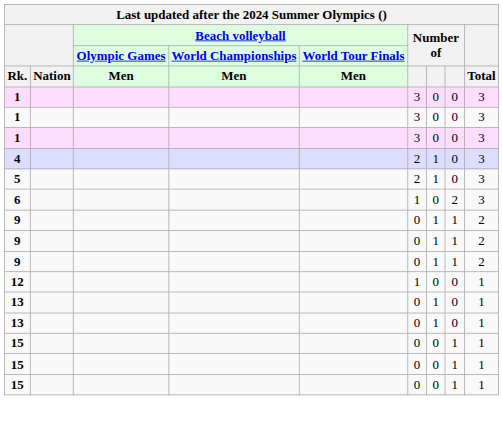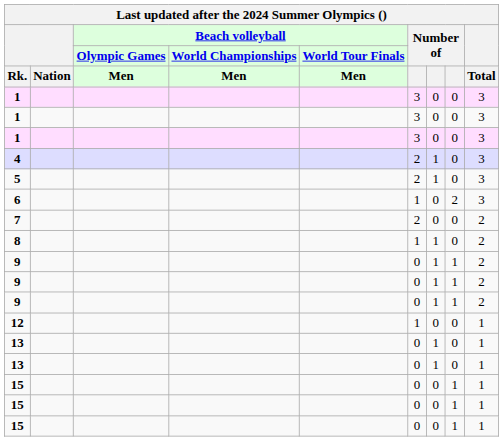+ row: (17, 220)
+ row: (17, 240)
